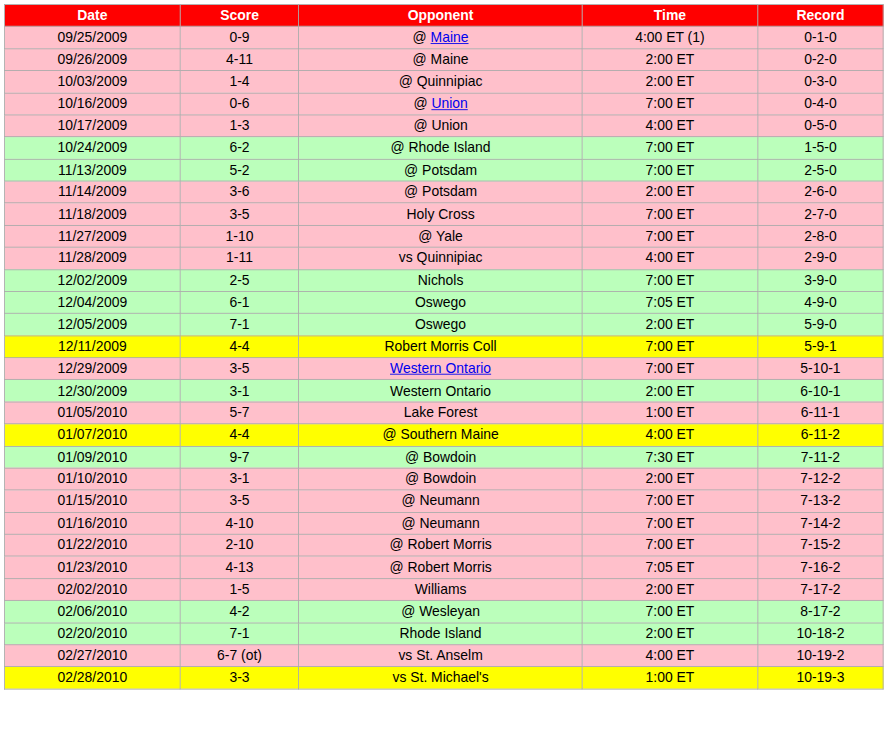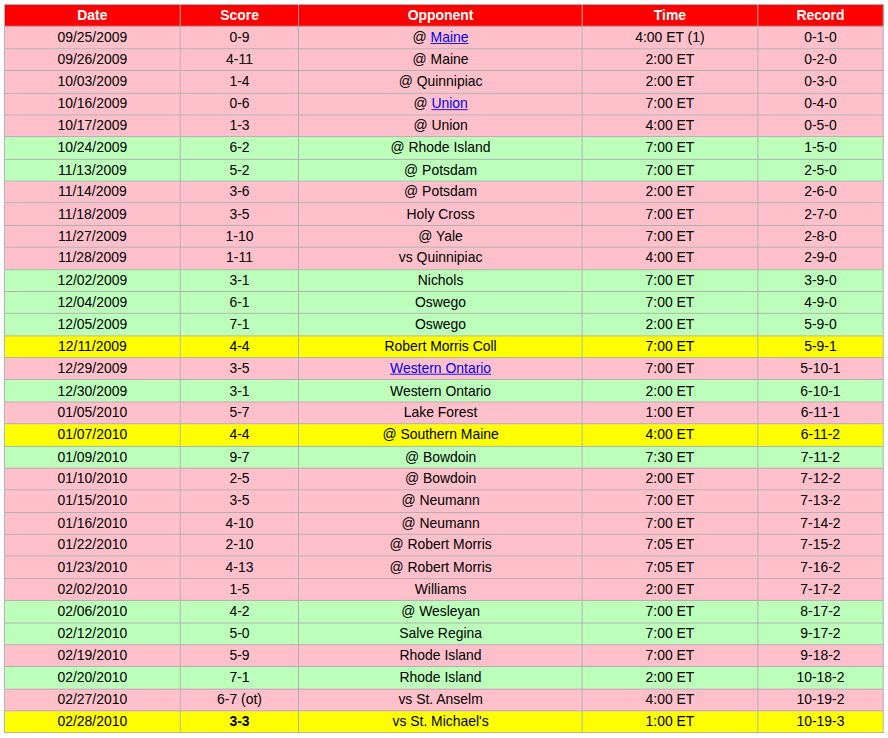(240, 280) 2-5 -> (240, 280) 3-1
(670, 302) 7:05 ET -> (670, 302) 7:00 ET
(240, 479) 3-1 -> (240, 479) 2-5
(670, 545) 7:00 ET -> (670, 545) 7:05 ET
+ row: (92, 633)
+ row: (92, 655)
(240, 677) normal -> (240, 721) bold
